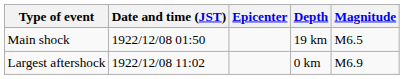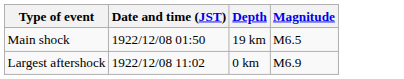- column: (260, 16)
